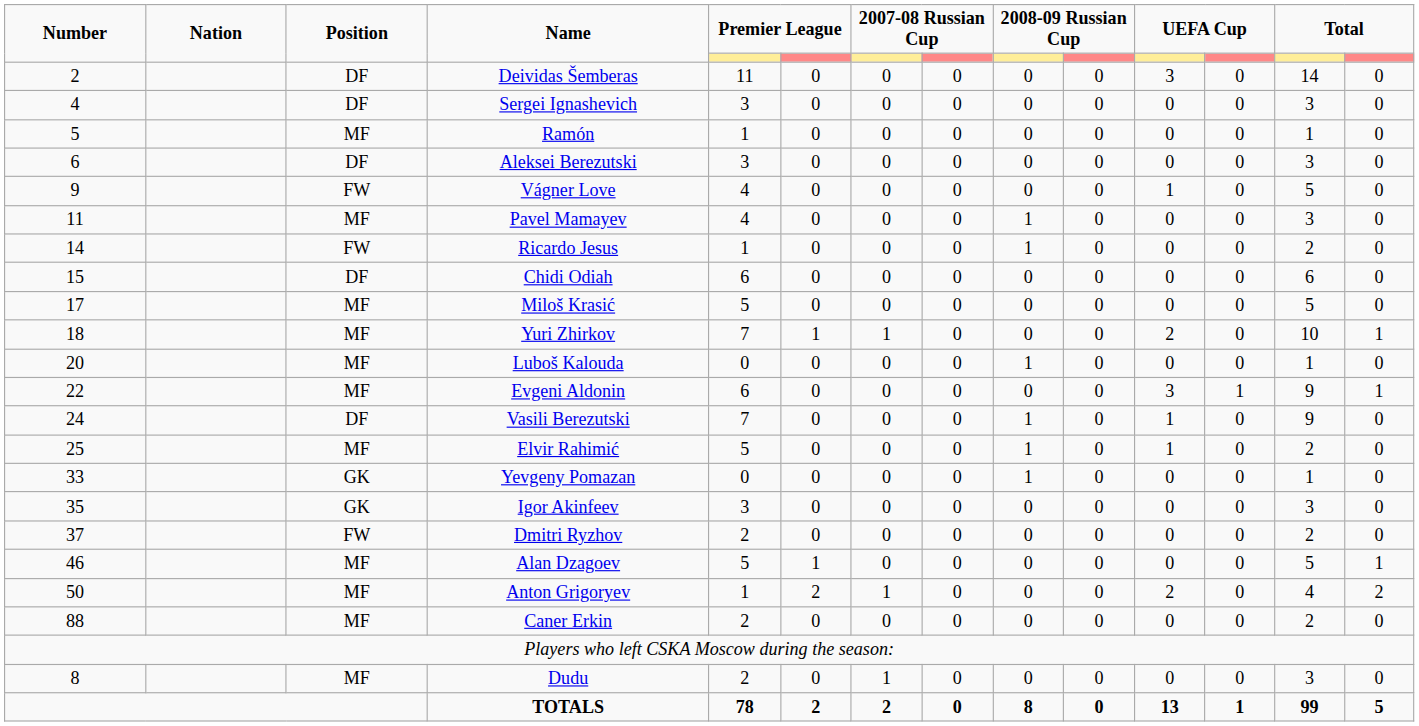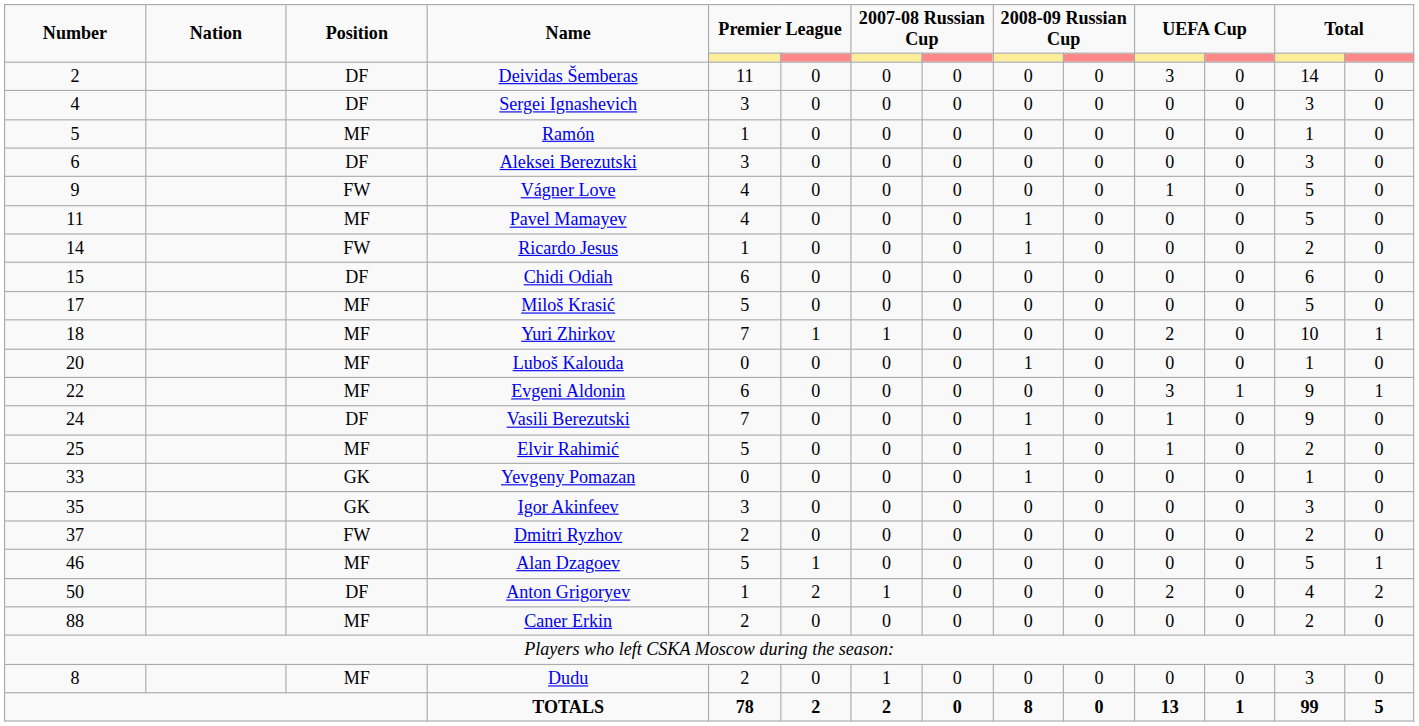(1310, 219) 3 -> (1310, 219) 5
(357, 592) MF -> (357, 592) DF
